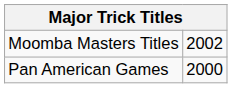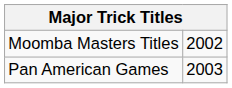(205, 69) 2000 -> (205, 69) 2003
